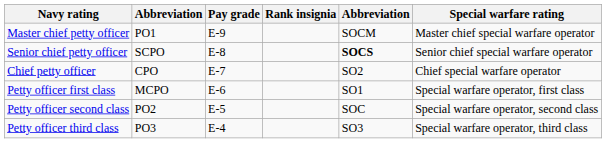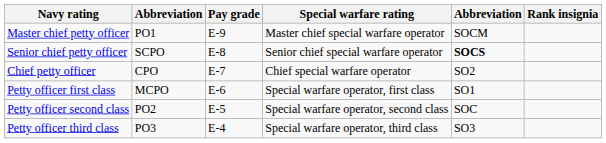columns swapped: (507, 14) <-> (301, 14)
